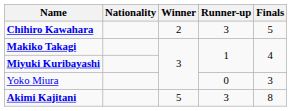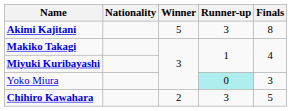rows swapped: (41, 98) <-> (50, 30)
(226, 81) no background -> (226, 81) paleturquoise background
